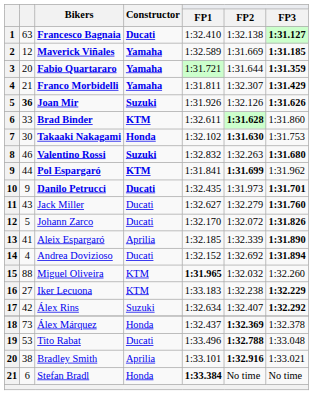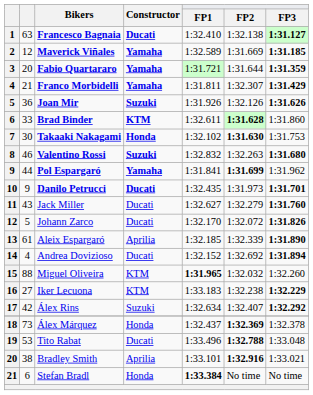(27, 102) bold -> (27, 102) normal
(138, 170) KTM -> (144, 170) Yamaha
(27, 239) 41 -> (27, 239) 61
